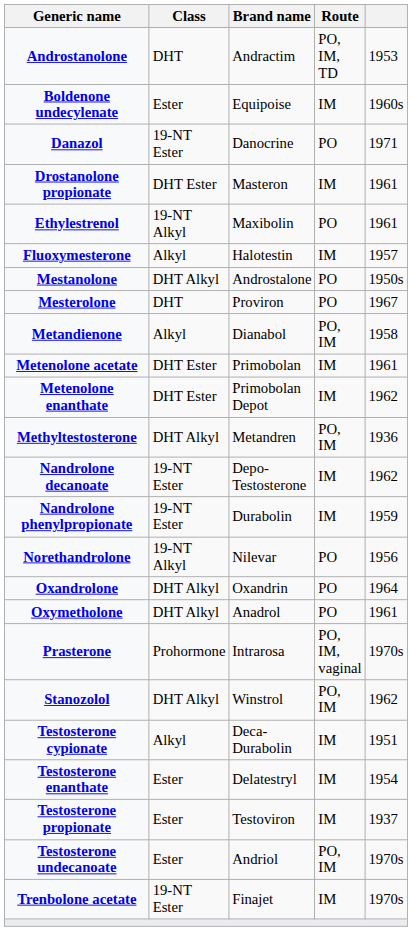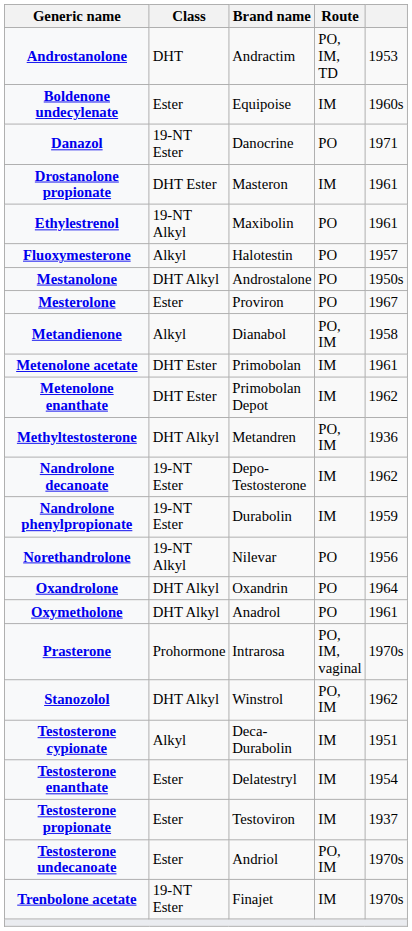(327, 255) IM -> (328, 255) PO
(168, 302) DHT -> (168, 302) Ester
